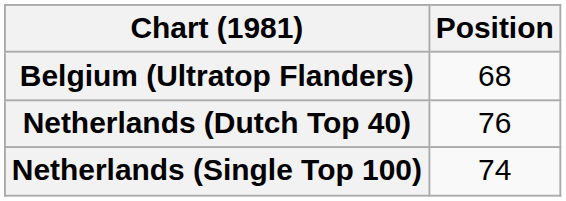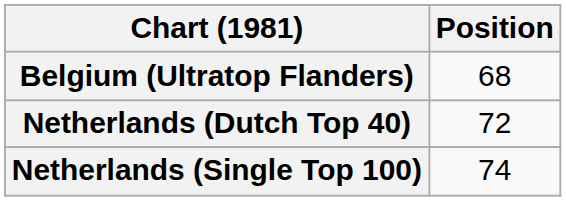(495, 123) 76 -> (495, 123) 72
